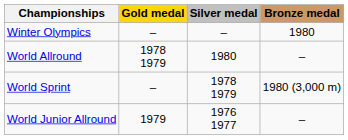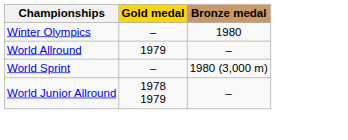- column: (224, 13)
(153, 56) 1978 1979 -> (153, 50) 1979
(153, 119) 1979 -> (153, 93) 1978 1979
